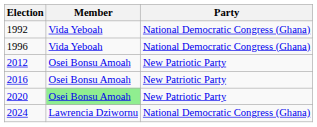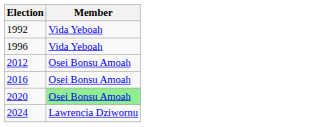- column: (227, 12)
